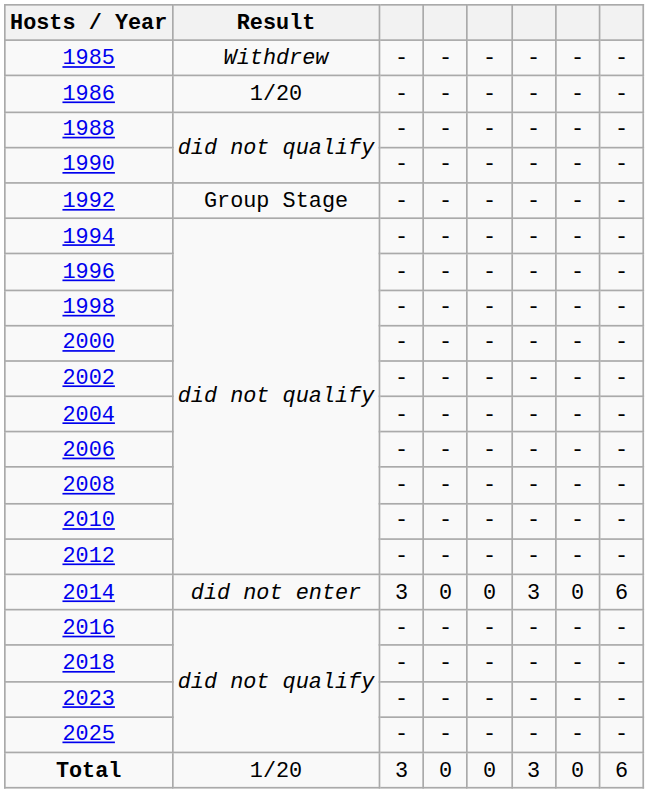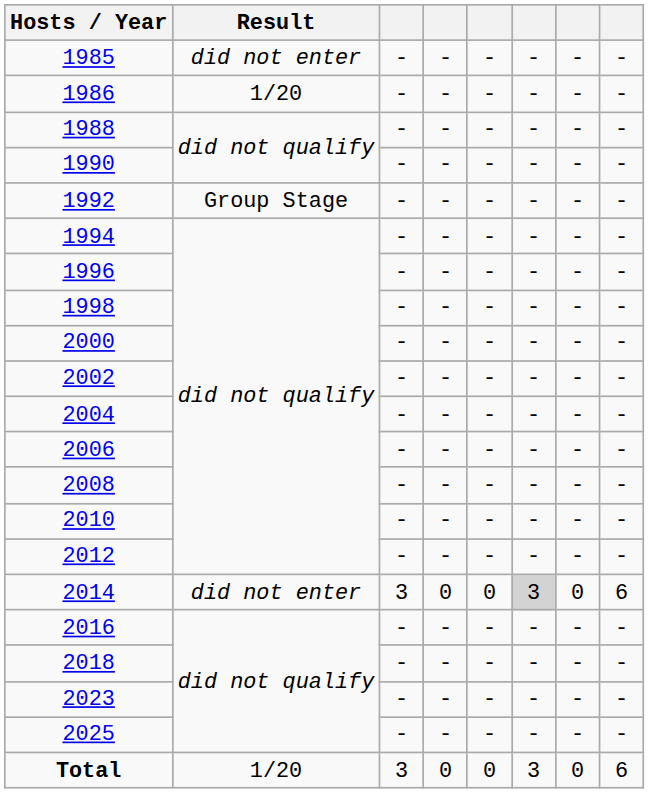(276, 58) Withdrew -> (276, 58) did not enter
(534, 592) no background -> (534, 592) lightgrey background
